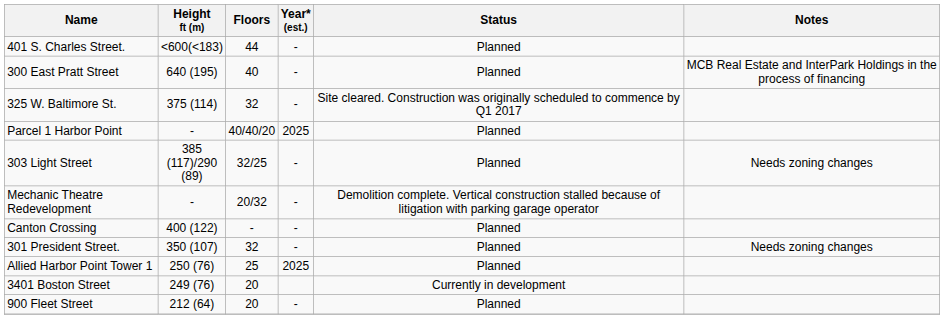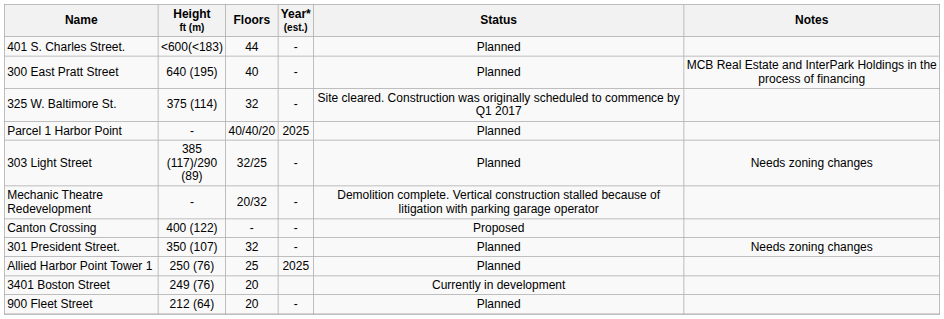(499, 228) Planned -> (499, 228) Proposed
